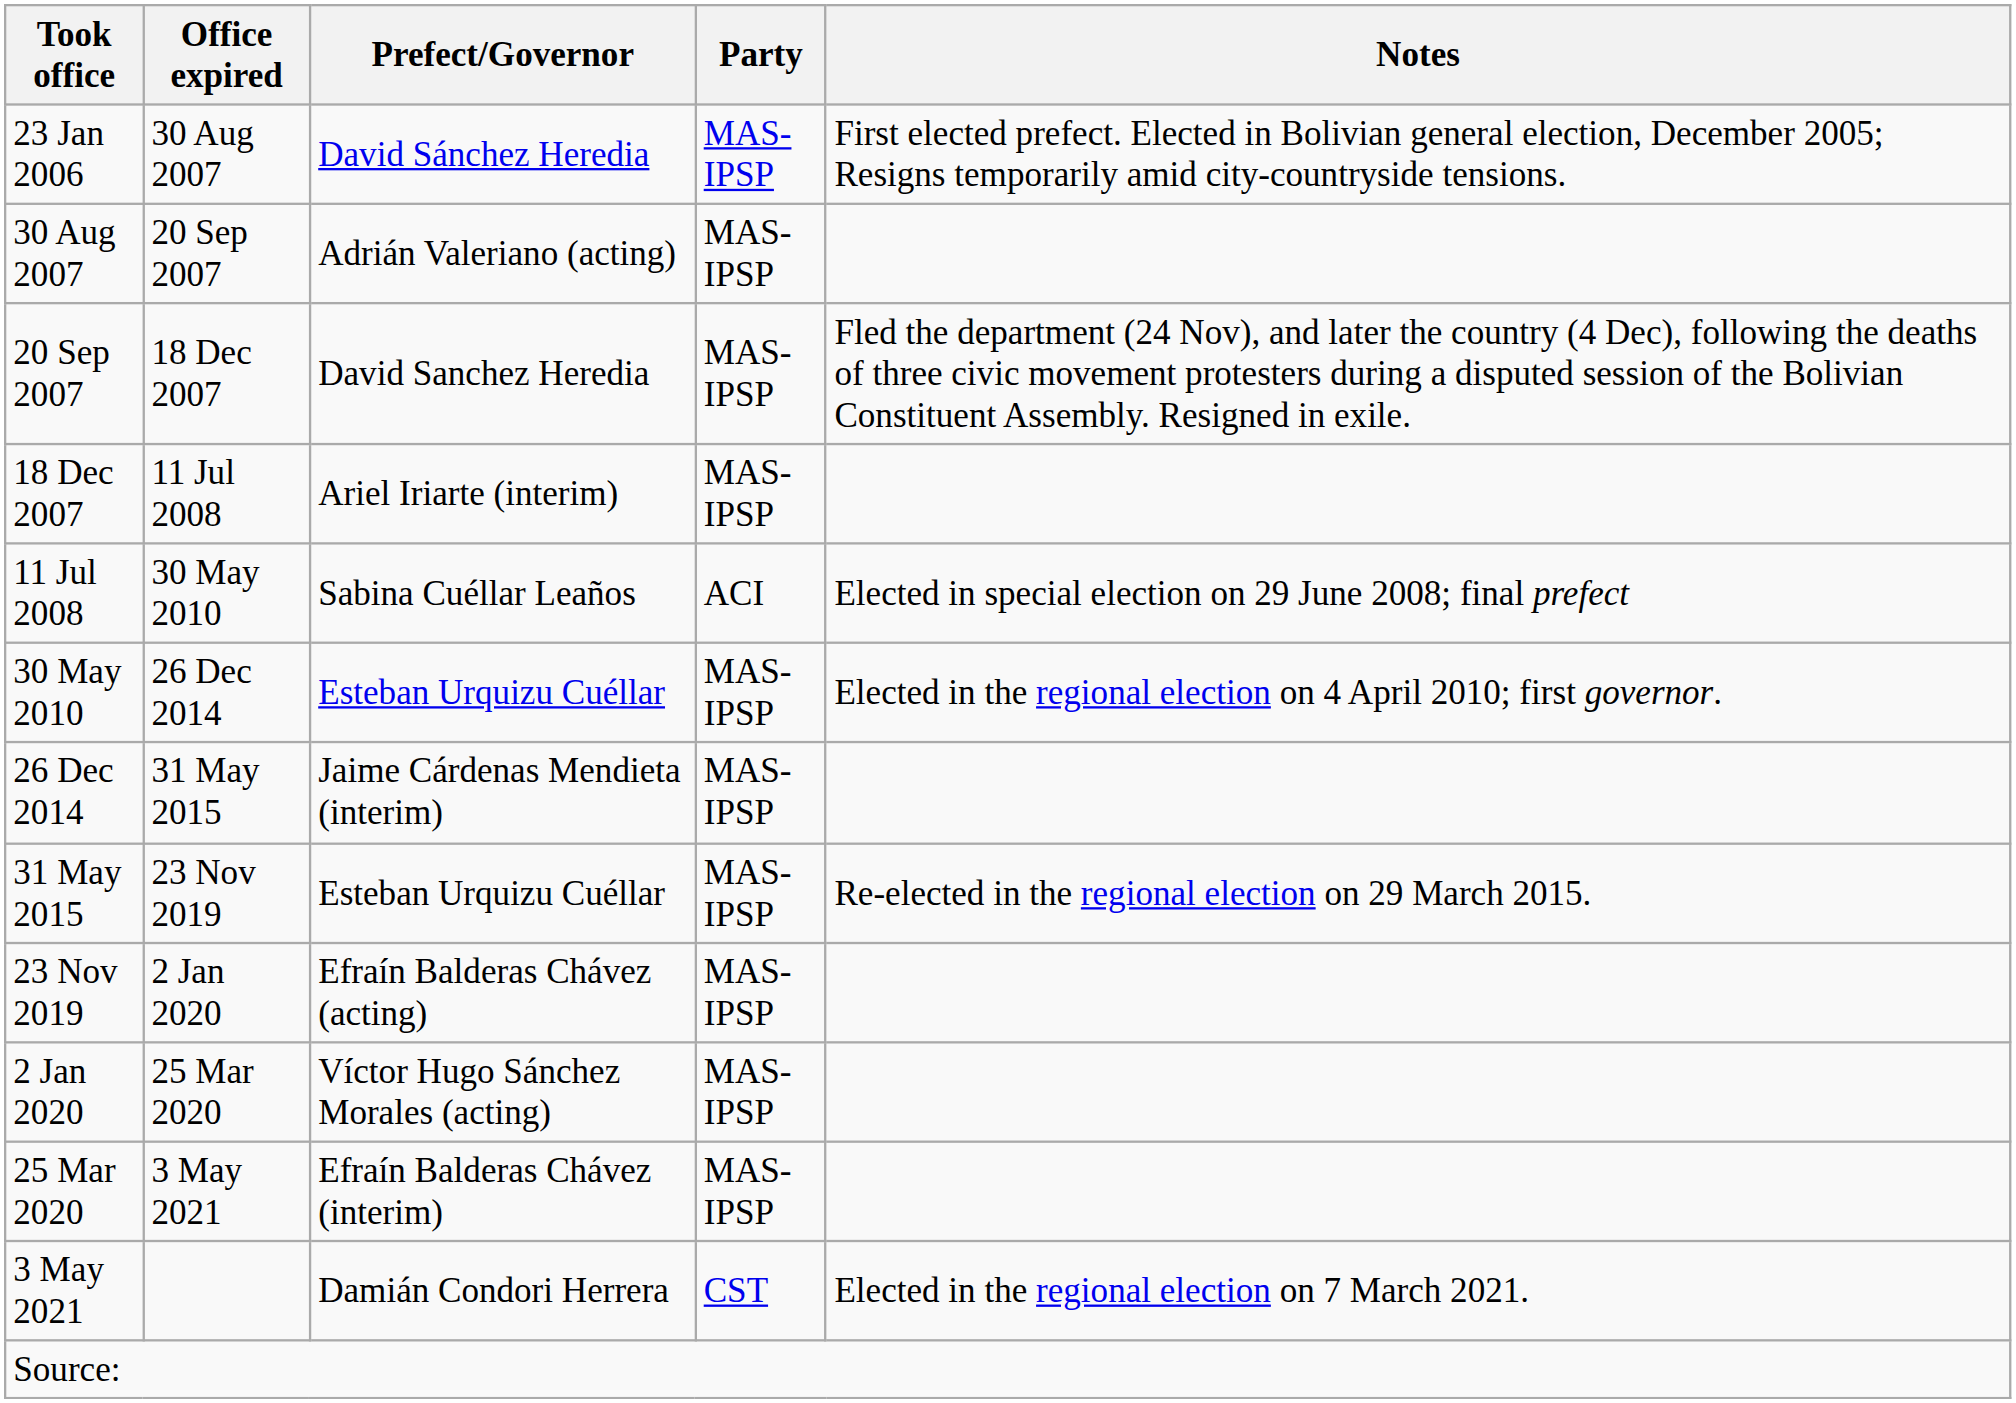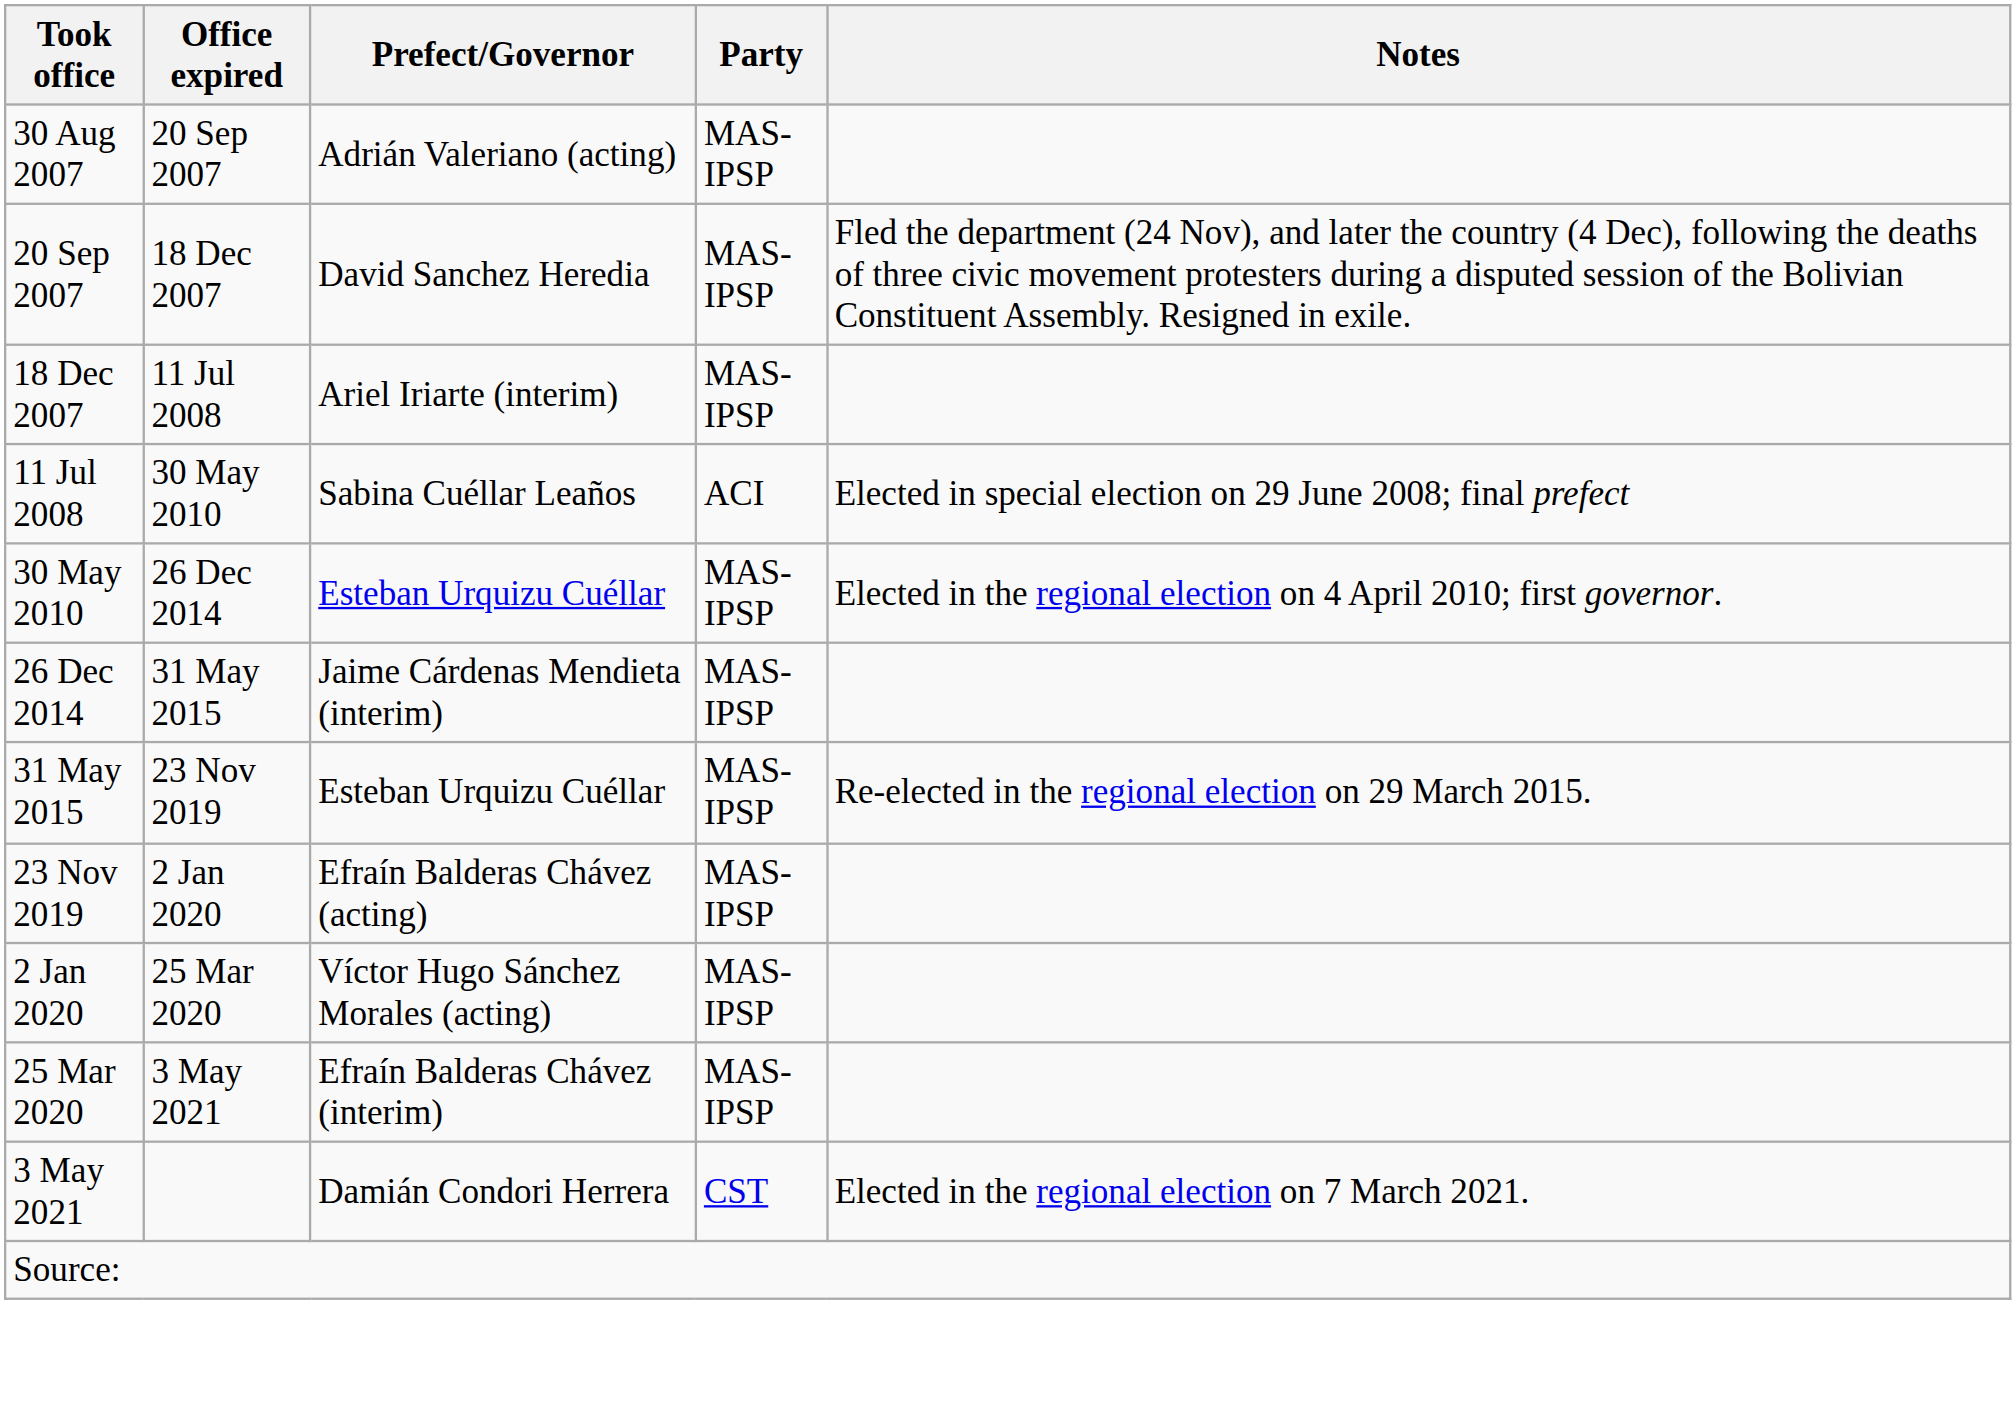- row: (59, 153)
